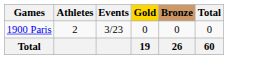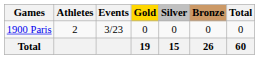+ column: (174, 12)
